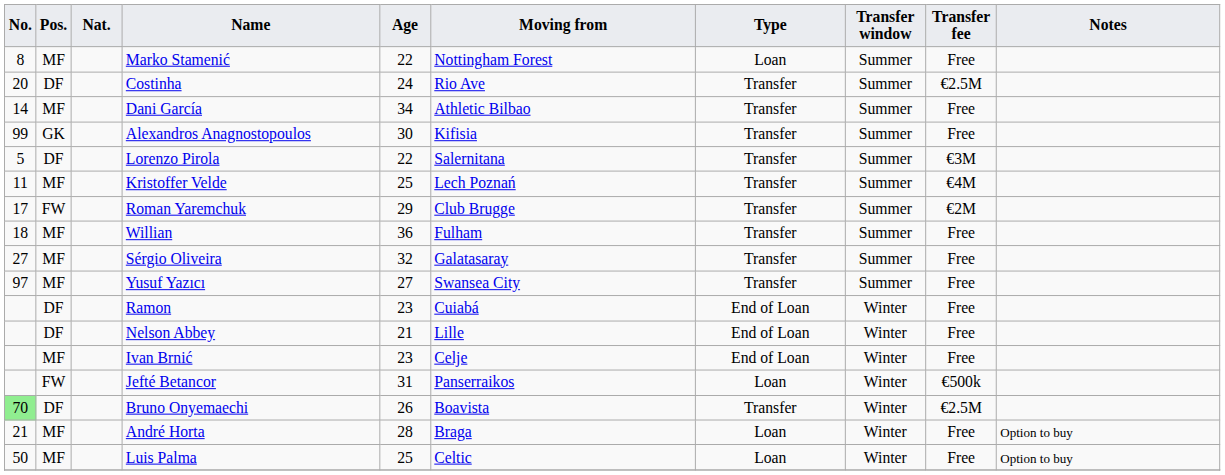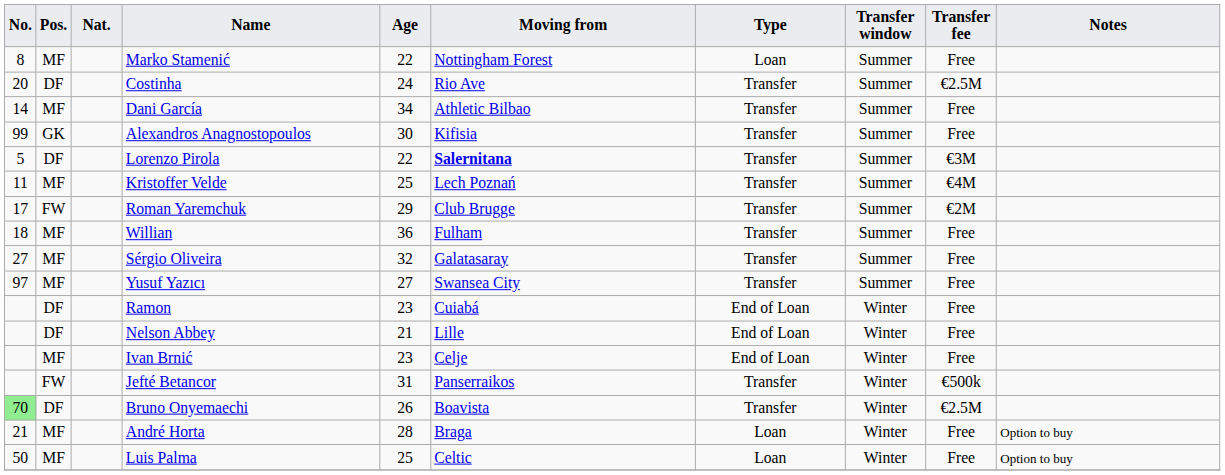(470, 158) normal -> (473, 158) bold
(770, 382) Loan -> (770, 382) Transfer
